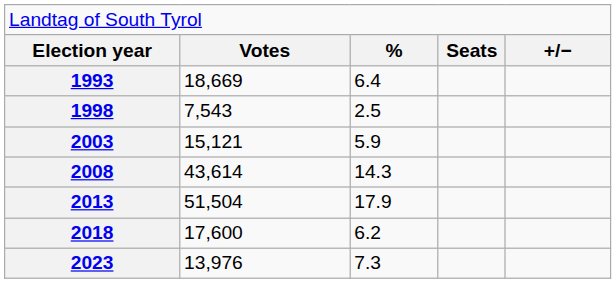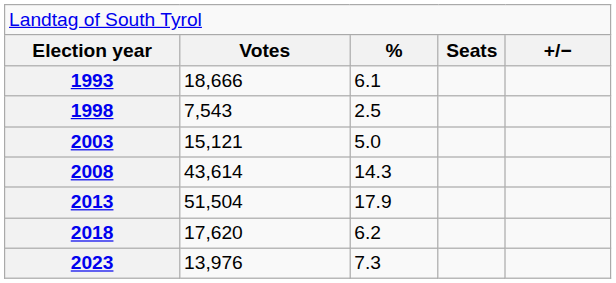(213, 80) 18,669 -> (213, 80) 18,666
(368, 80) 6.4 -> (368, 80) 6.1
(368, 141) 5.9 -> (368, 141) 5.0
(213, 232) 17,600 -> (213, 232) 17,620
